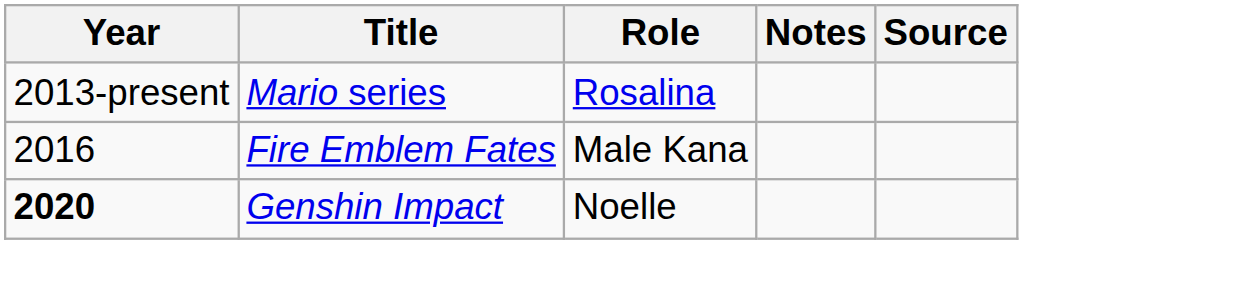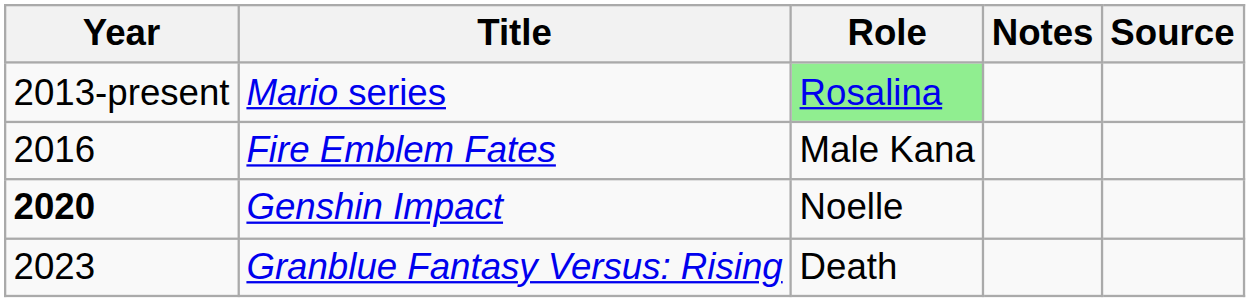(644, 91) no background -> (871, 91) lightgreen background
+ row: (515, 265)
